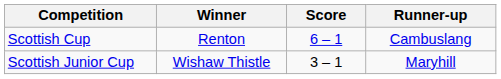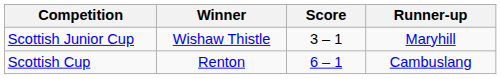rows swapped: (49, 39) <-> (71, 62)
